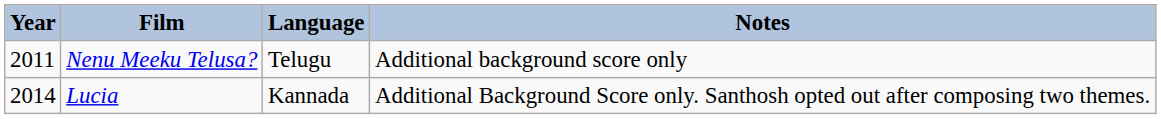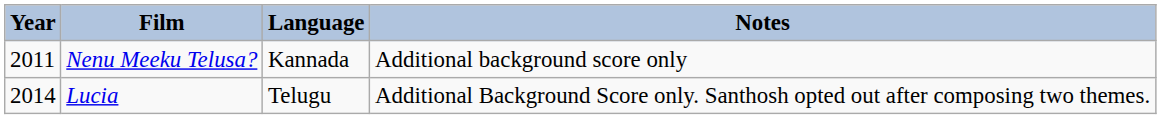(300, 58) Telugu -> (309, 58) Kannada
(309, 95) Kannada -> (300, 95) Telugu
